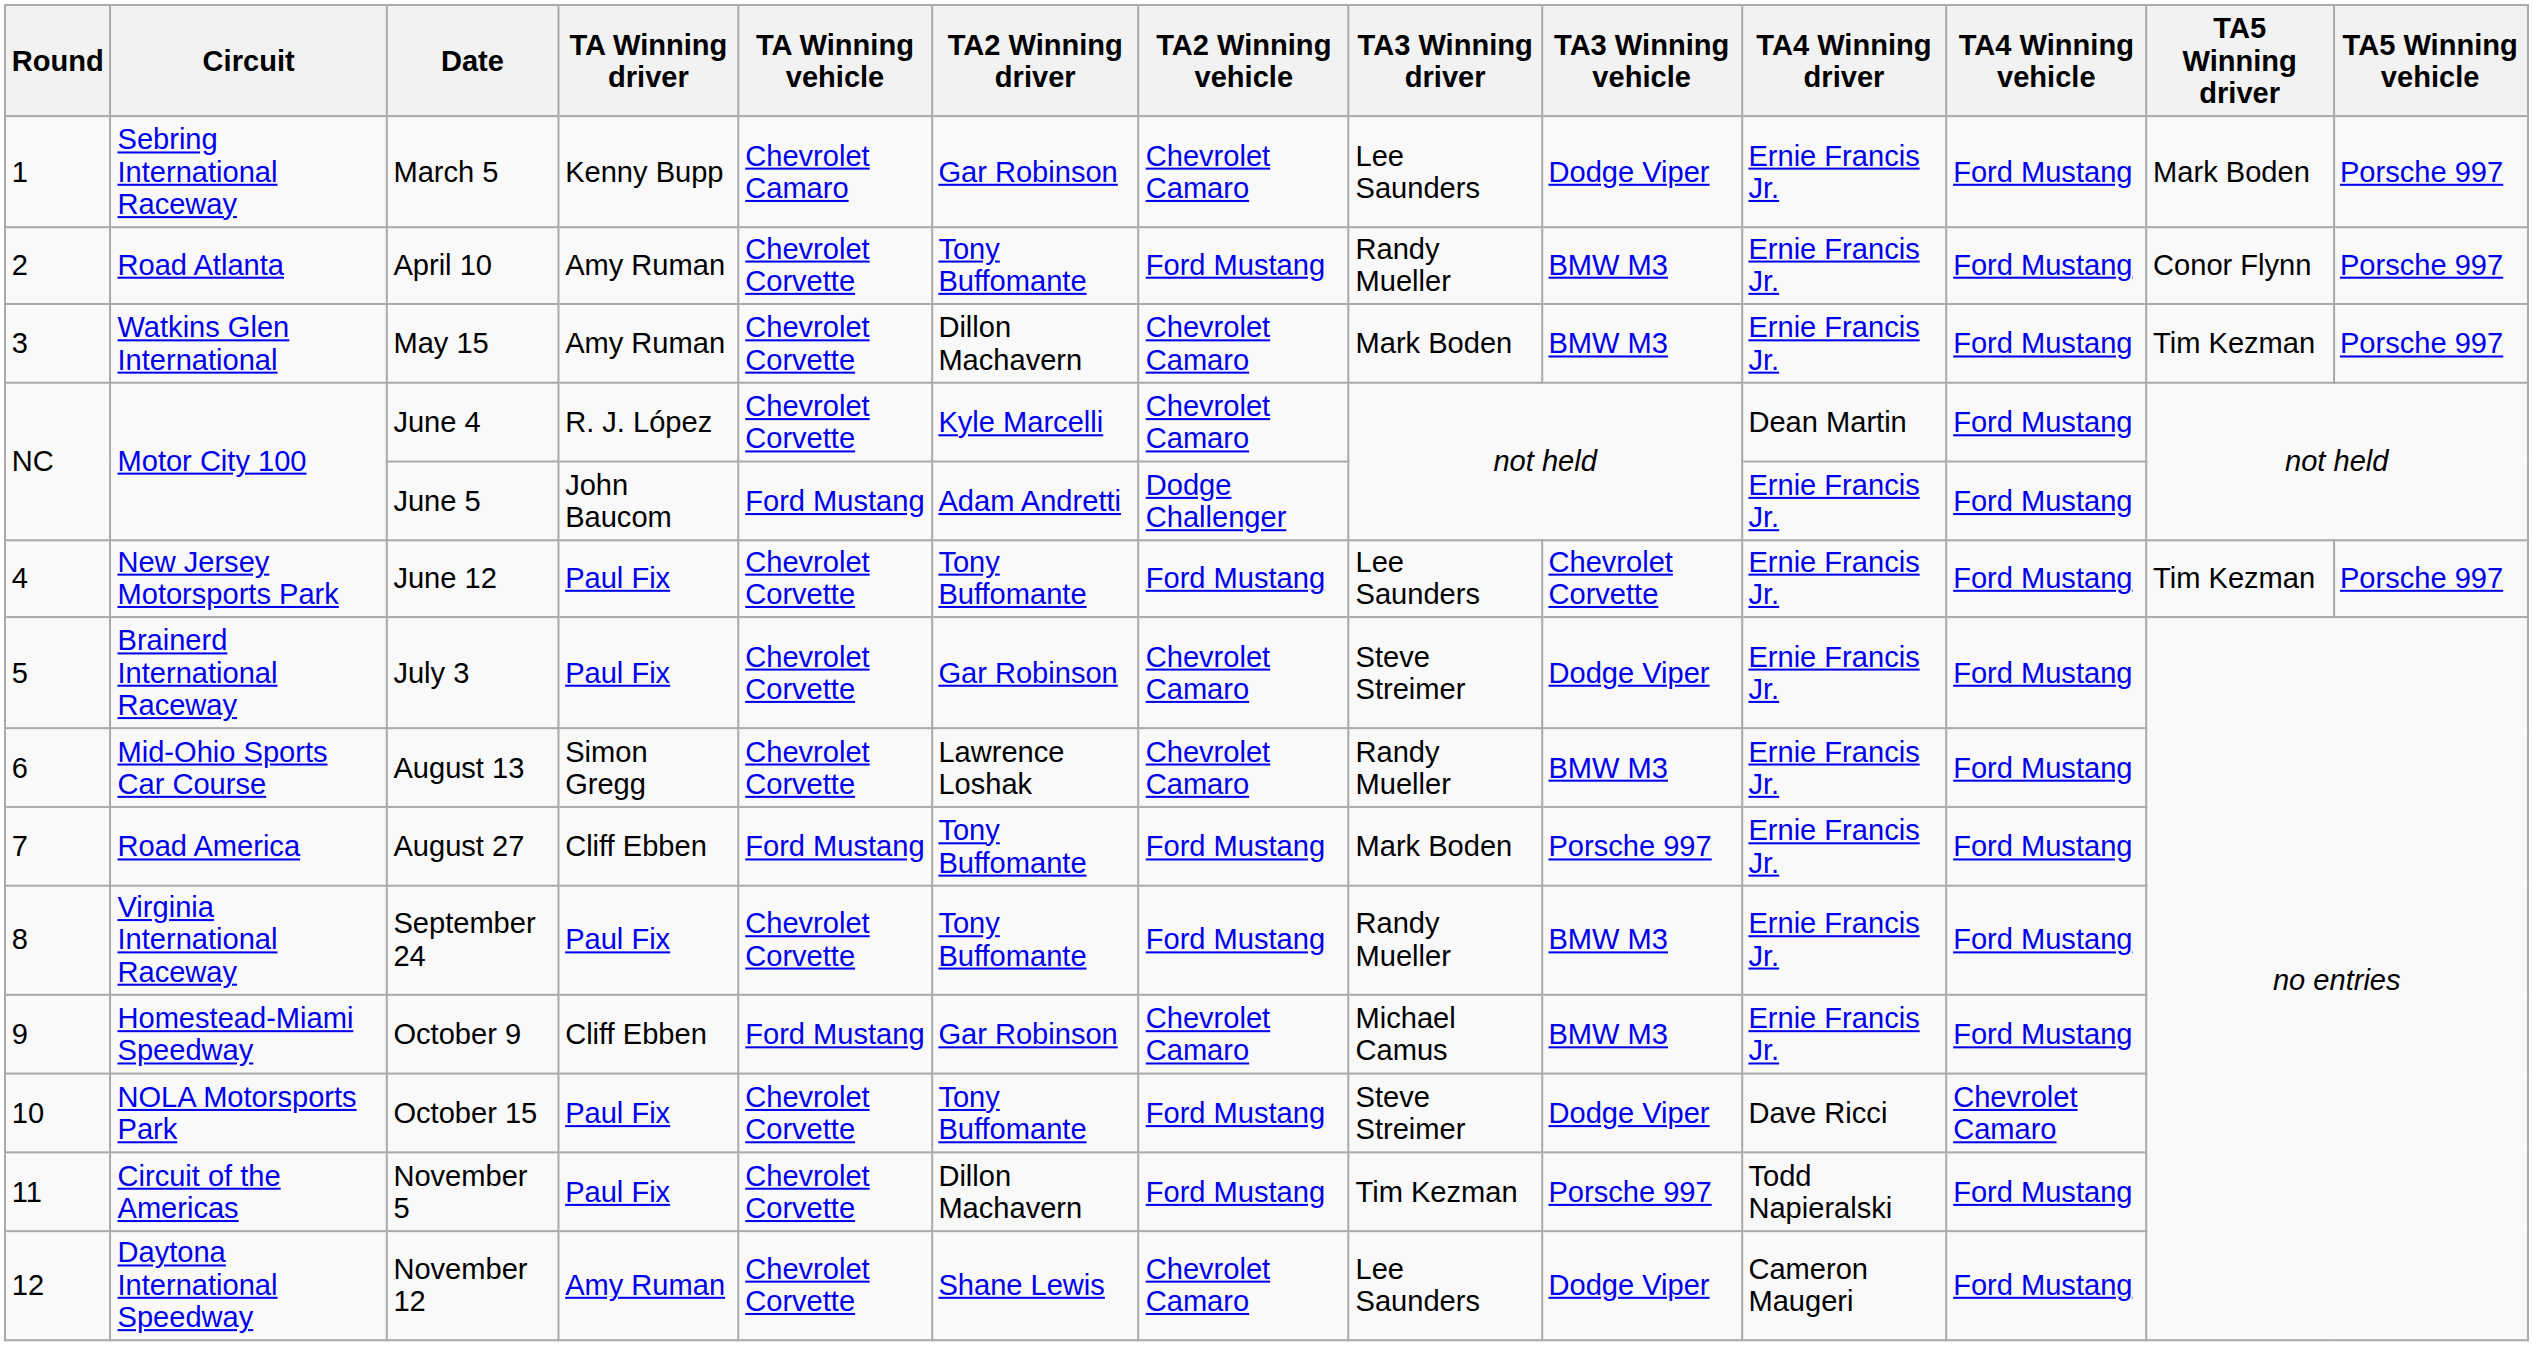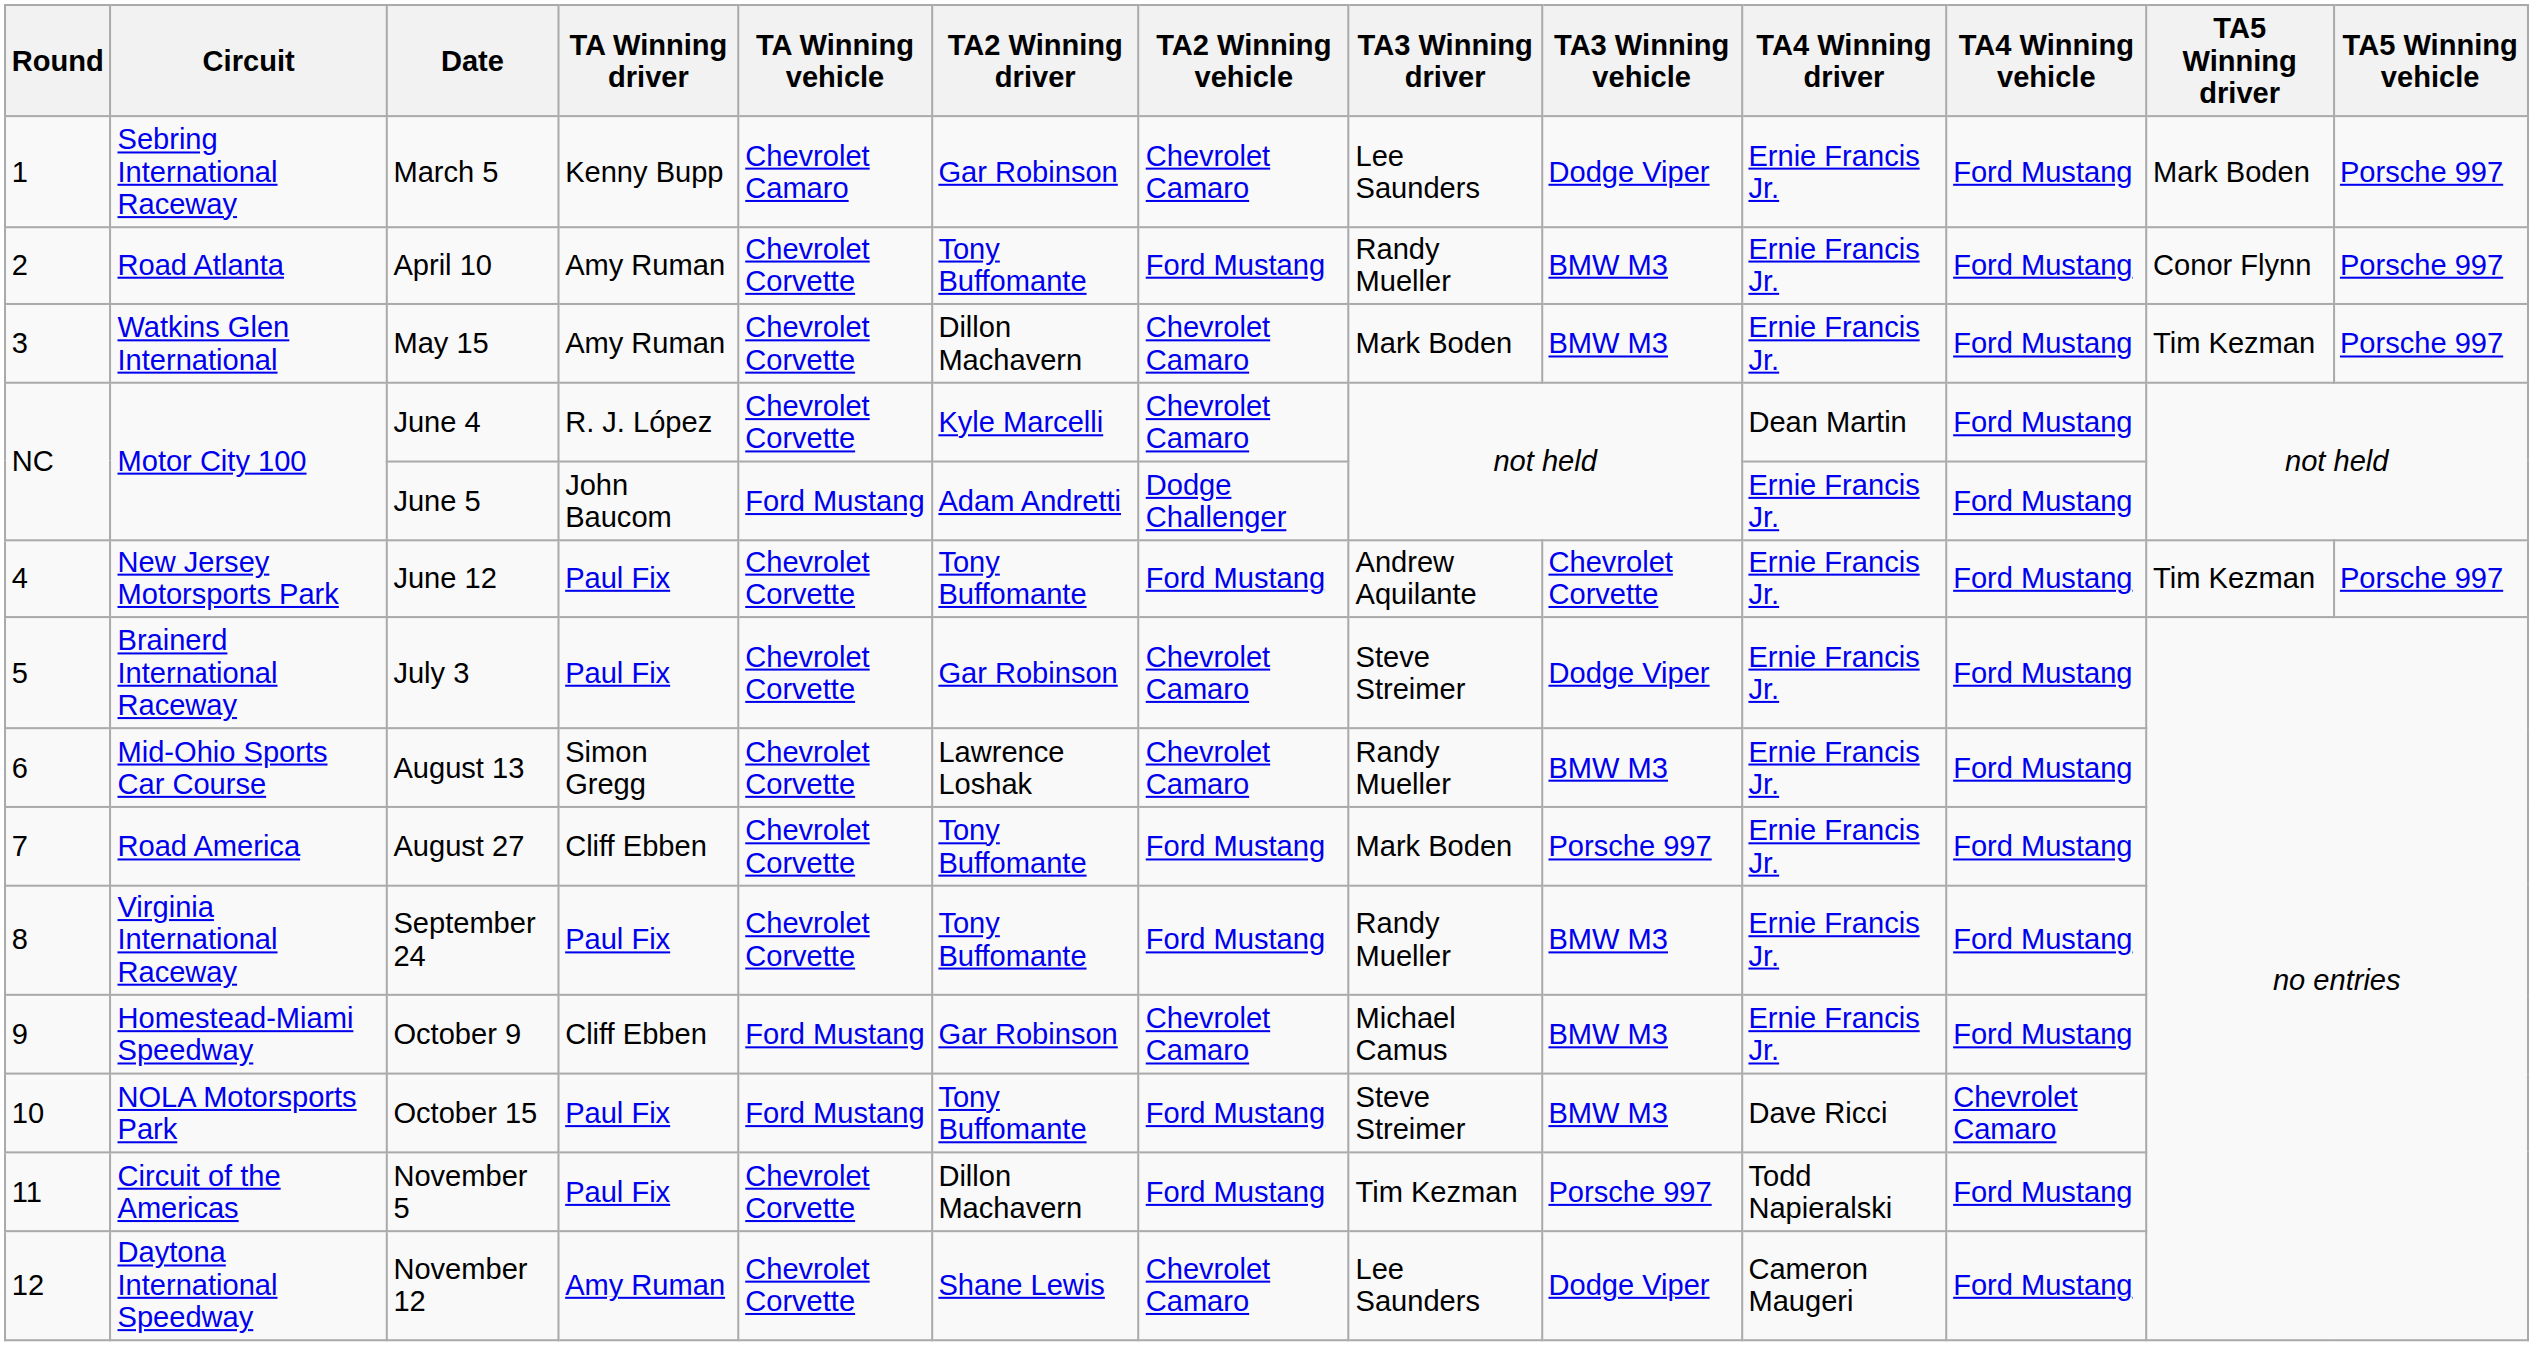(1418, 579) Lee Saunders -> (1416, 579) Andrew Aquilante
(835, 846) Ford Mustang -> (807, 846) Chevrolet Corvette
(807, 1113) Chevrolet Corvette -> (835, 1113) Ford Mustang
(1629, 1113) Dodge Viper -> (1608, 1113) BMW M3
